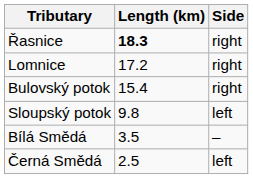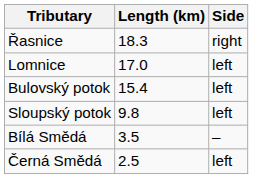(133, 40) bold -> (133, 40) normal
(133, 64) 17.2 -> (133, 64) 17.0
(227, 64) right -> (222, 64) left
(227, 88) right -> (222, 88) left
